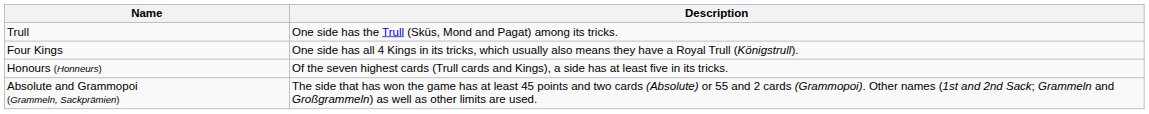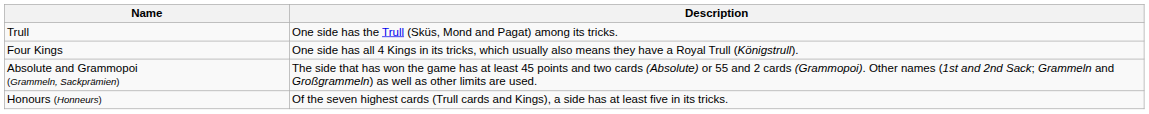rows swapped: (54, 68) <-> (72, 93)
